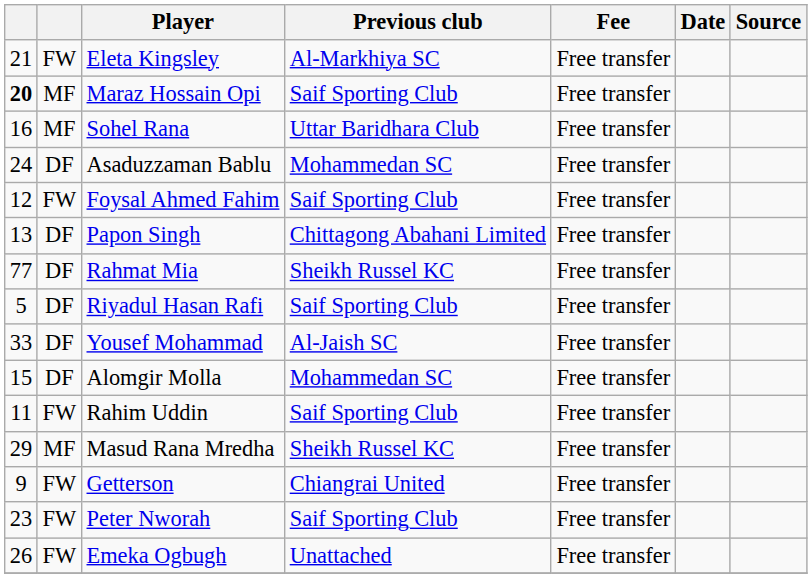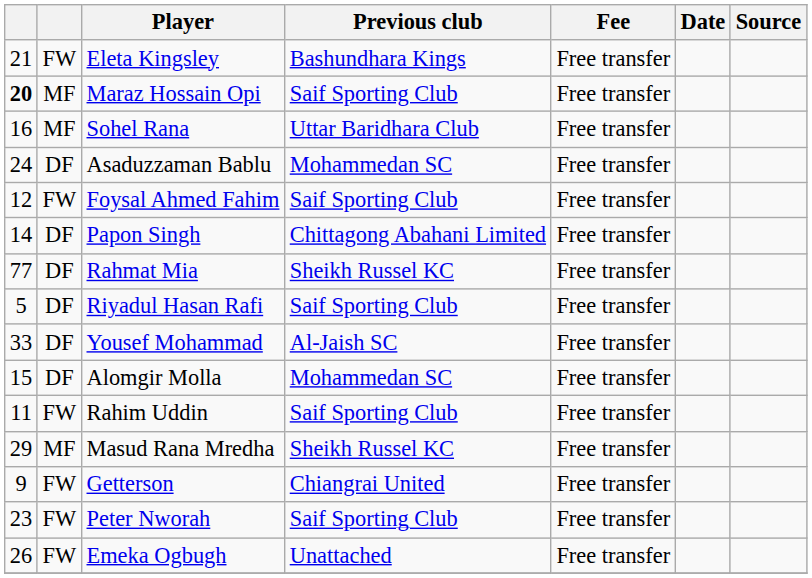(365, 57) Al-Markhiya SC -> (378, 57) Bashundhara Kings
(21, 235) 13 -> (21, 235) 14
